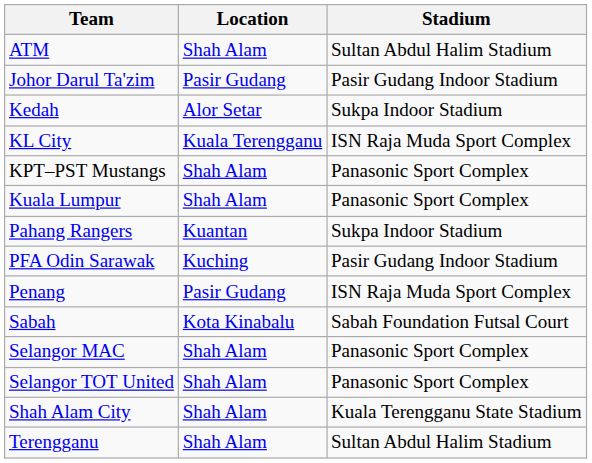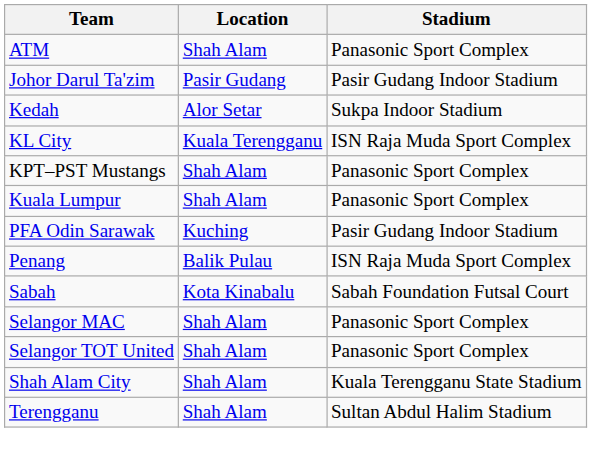(441, 49) Sultan Abdul Halim Stadium -> (430, 49) Panasonic Sport Complex
- row: (71, 230)
(234, 291) Pasir Gudang -> (227, 261) Balik Pulau
